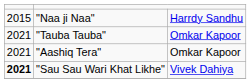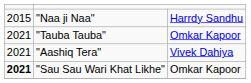(205, 52) Omkar Kapoor -> (202, 52) Vivek Dahiya
(202, 69) Vivek Dahiya -> (205, 69) Omkar Kapoor
